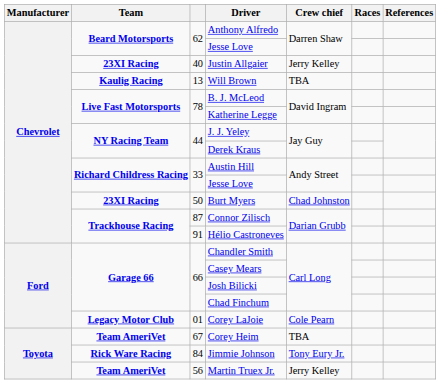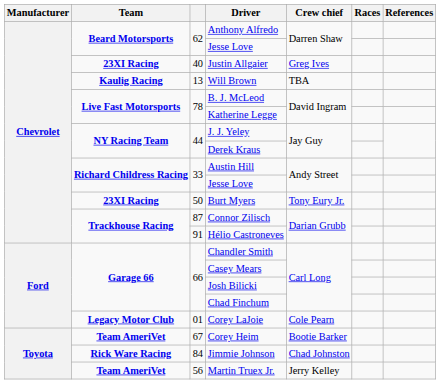(314, 64) Jerry Kelley -> (309, 64) Greg Ives
(319, 200) Chad Johnston -> (317, 200) Tony Eury Jr.
(299, 337) TBA -> (318, 337) Bootie Barker
(317, 354) Tony Eury Jr. -> (319, 354) Chad Johnston
